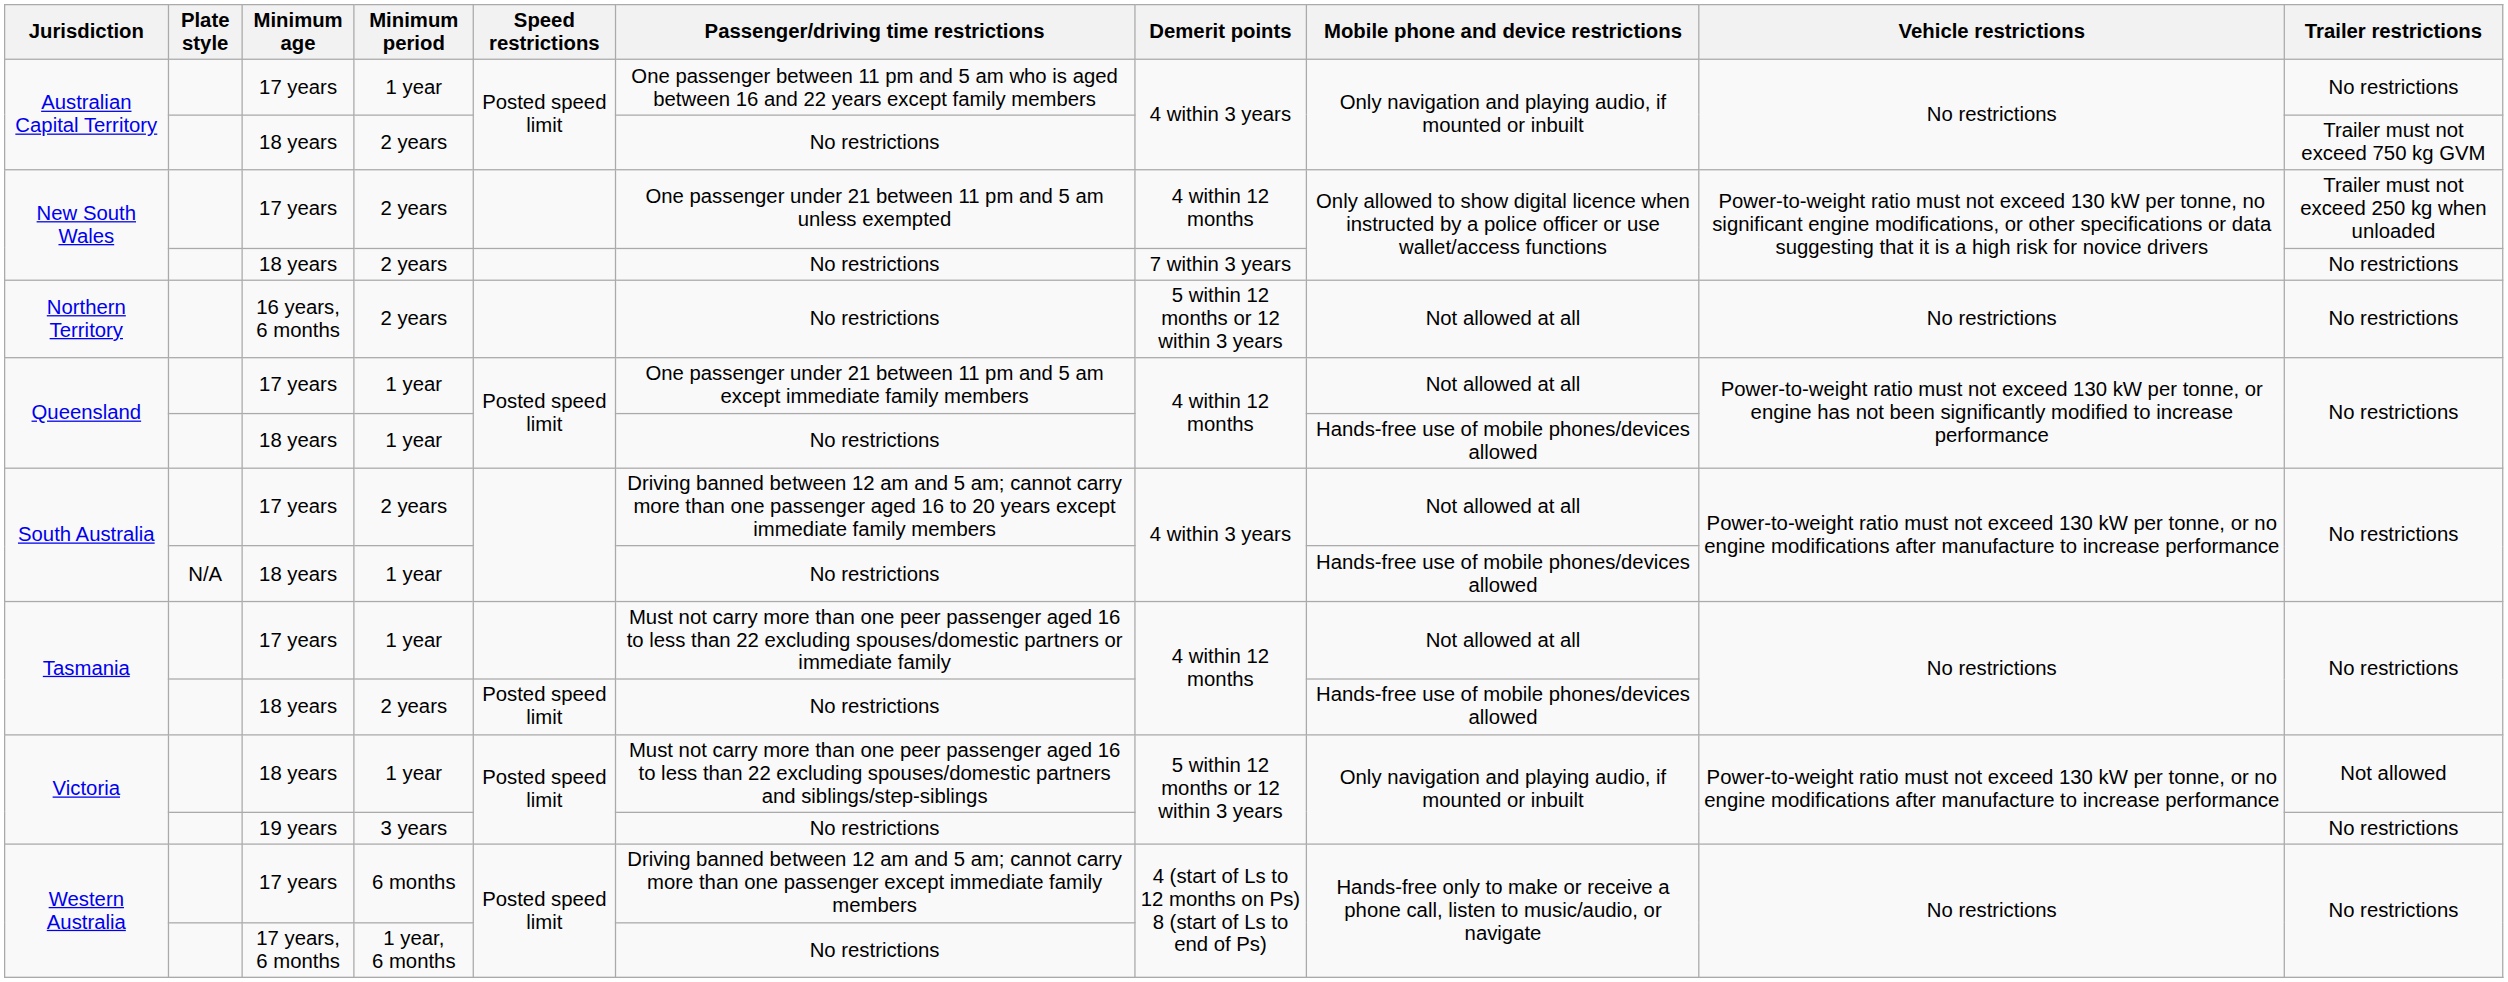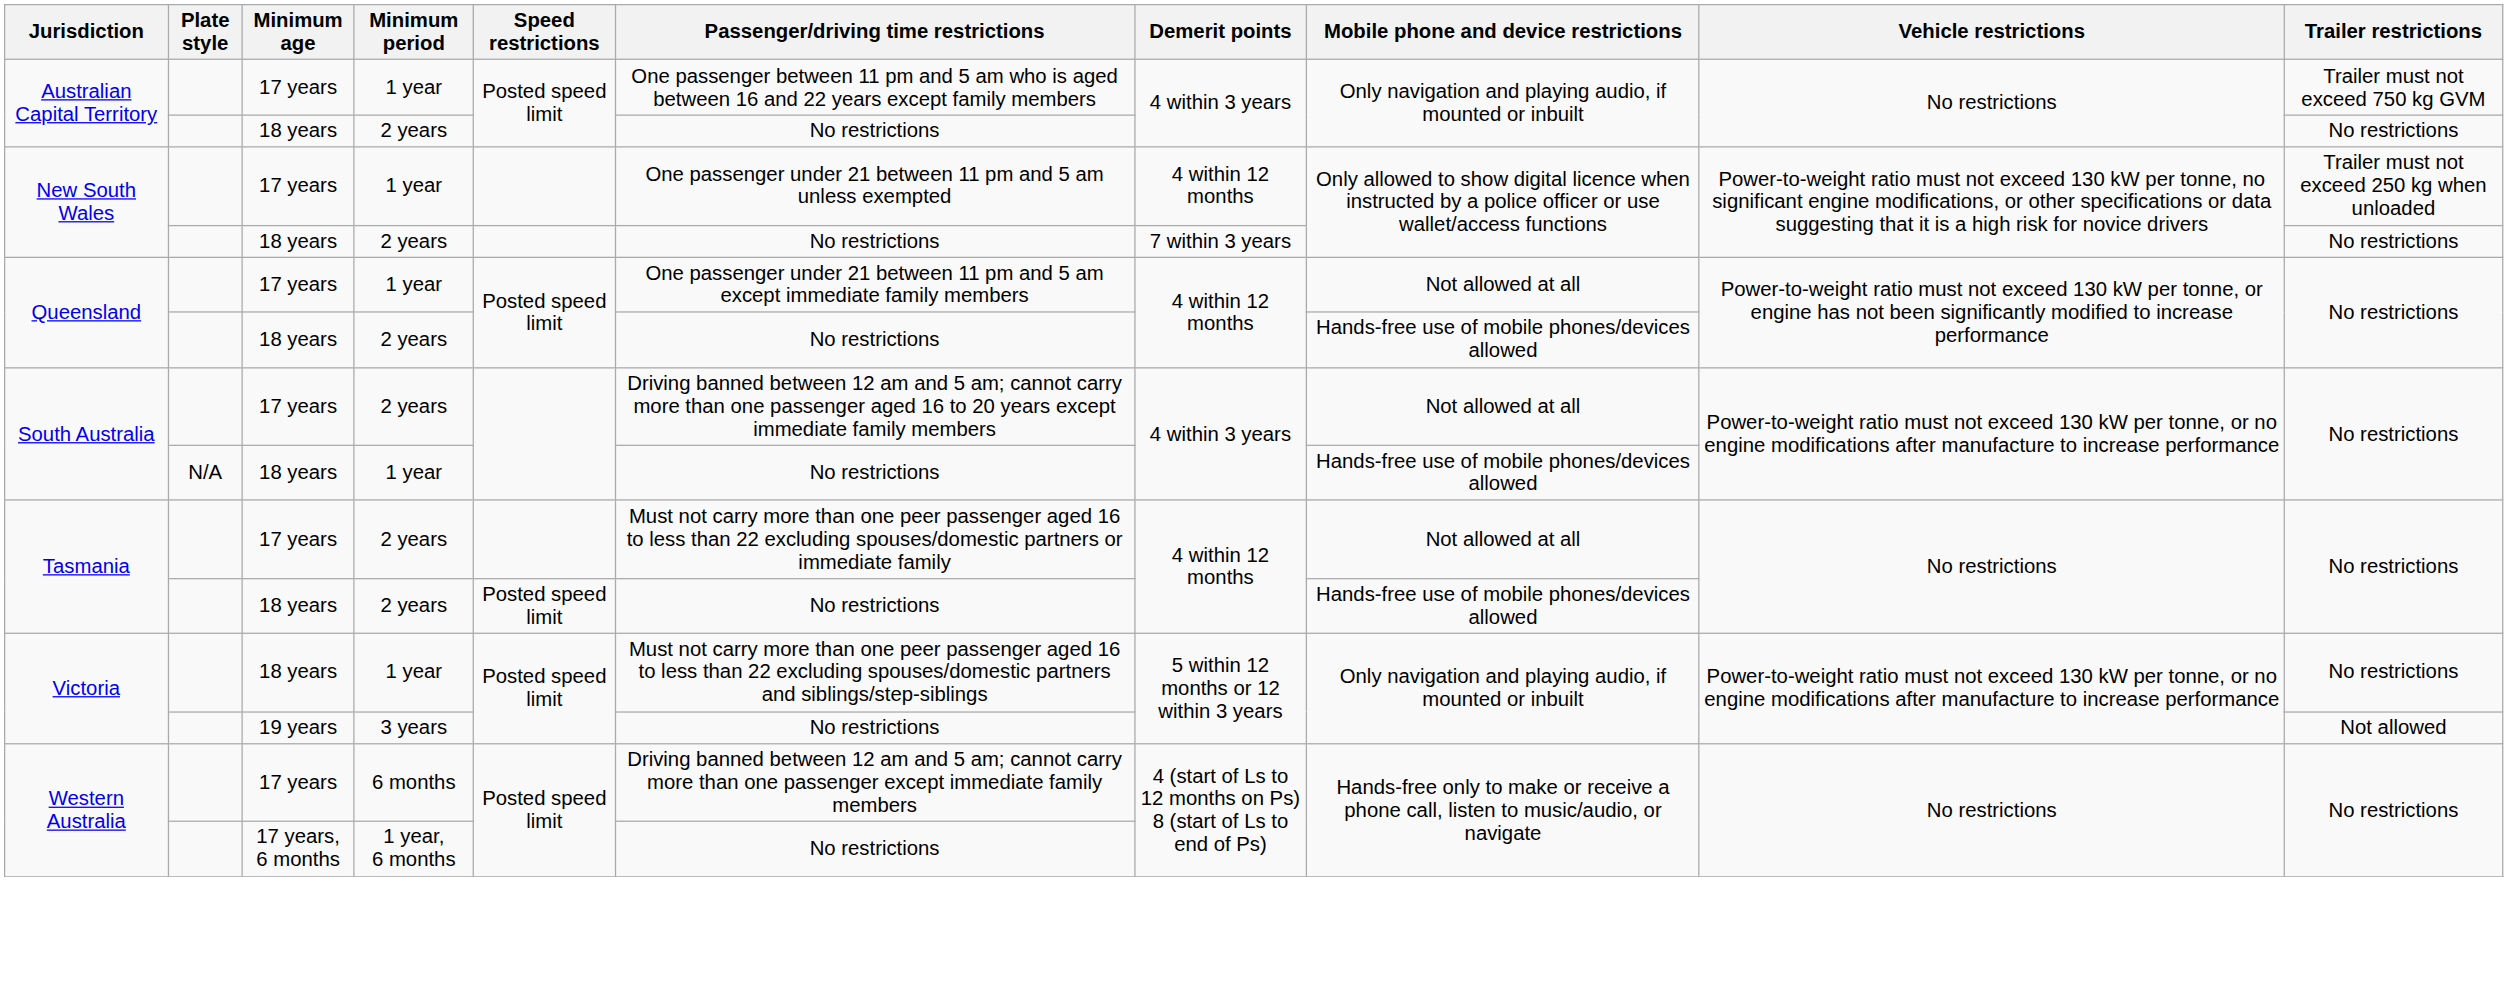(2393, 87) No restrictions -> (2393, 87) Trailer must not exceed 750 kg GVM
(2393, 142) Trailer must not exceed 750 kg GVM -> (2393, 130) No restrictions
(414, 208) 2 years -> (414, 185) 1 year
- row: (86, 318)
(414, 440) 1 year -> (414, 339) 2 years
(414, 640) 1 year -> (414, 539) 2 years
(2393, 773) Not allowed -> (2393, 672) No restrictions
(2393, 828) No restrictions -> (2393, 727) Not allowed
